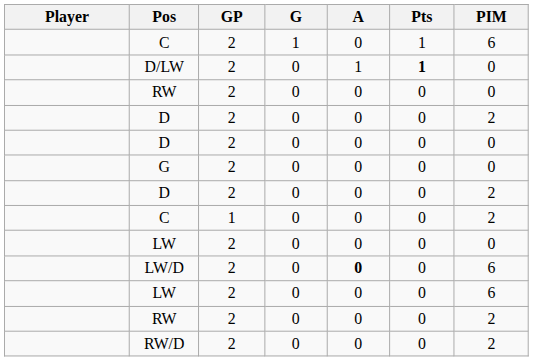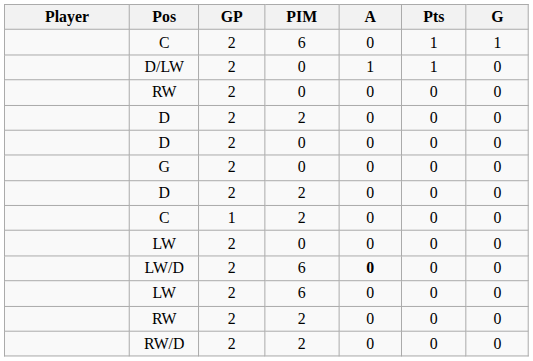columns swapped: (296, 17) <-> (491, 17)
(422, 67) bold -> (434, 67) normal
